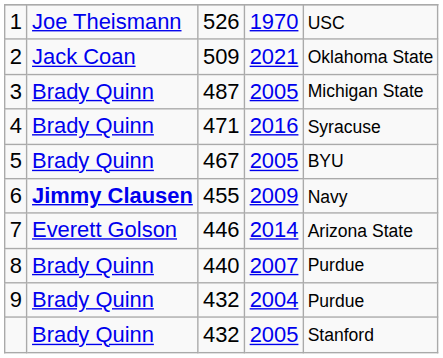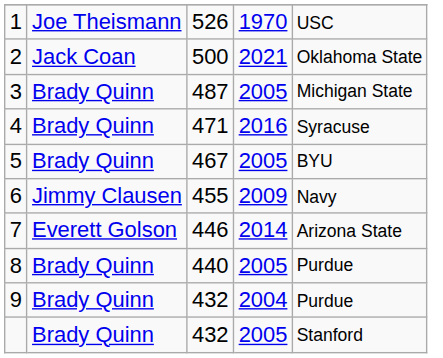(221, 56) 509 -> (210, 56) 500
(112, 195) bold -> (107, 195) normal
(274, 265) 2007 -> (263, 265) 2005
